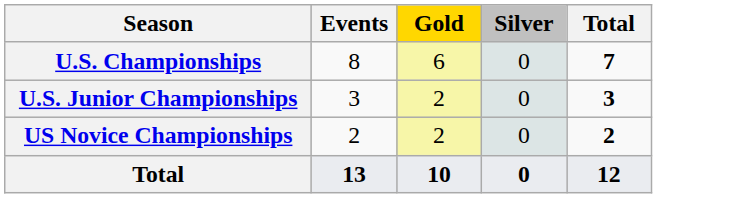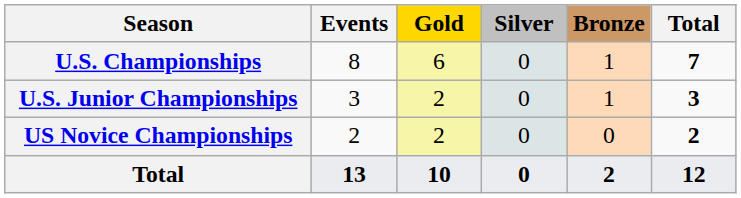+ column: (609, 23)
